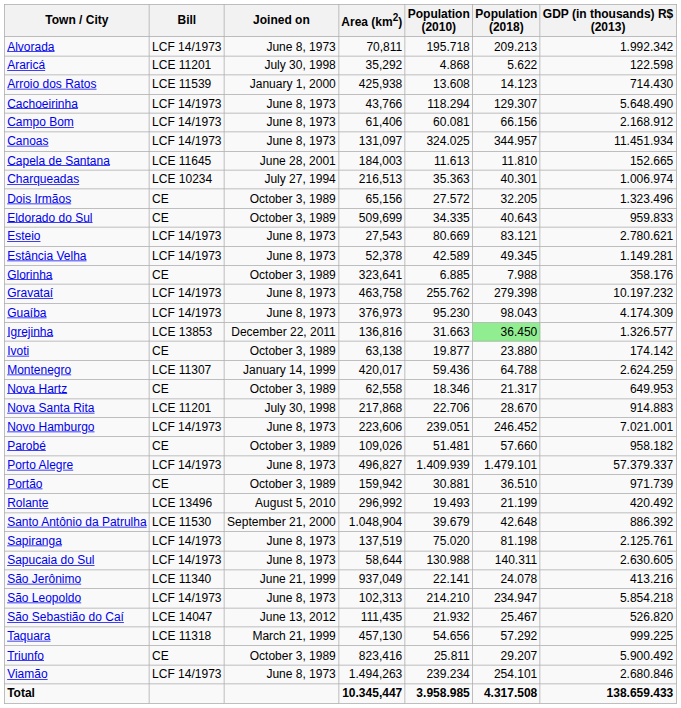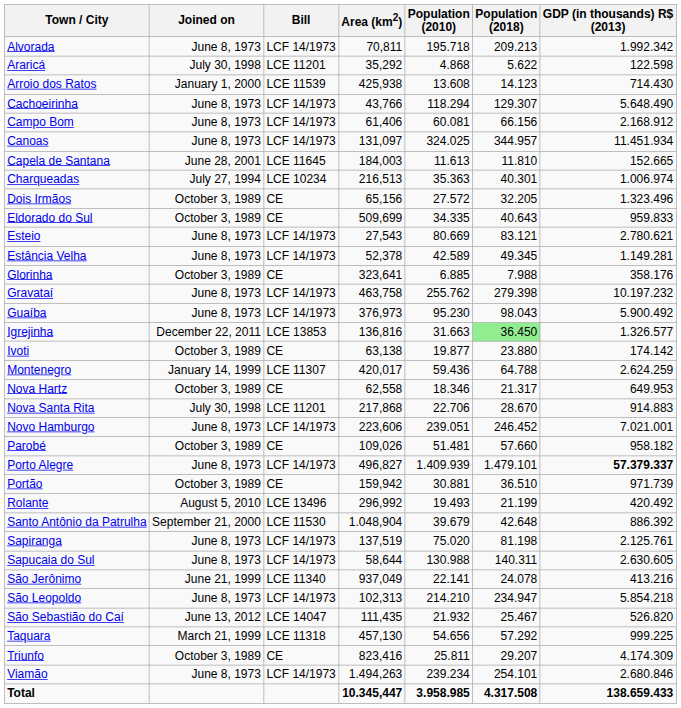columns swapped: (281, 20) <-> (187, 20)
(647, 312) 4.174.309 -> (647, 312) 5.900.492
(643, 465) normal -> (643, 465) bold
(647, 655) 5.900.492 -> (647, 655) 4.174.309
